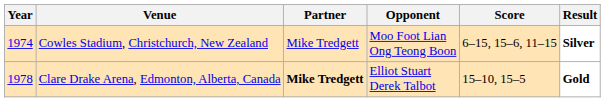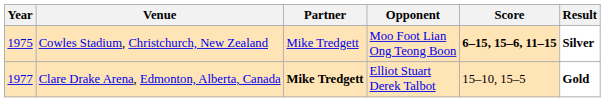(20, 43) 1974 -> (20, 43) 1975
(510, 43) normal -> (509, 43) bold
(20, 79) 1978 -> (20, 79) 1977
